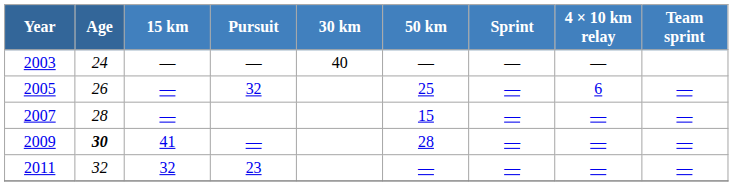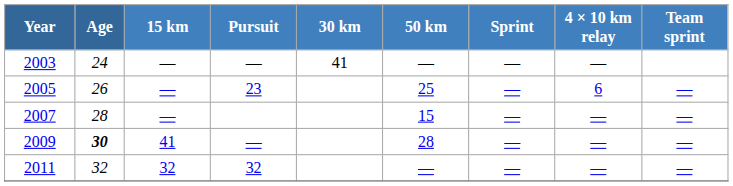(340, 63) 40 -> (340, 63) 41
(254, 89) 32 -> (254, 89) 23
(254, 168) 23 -> (254, 168) 32
